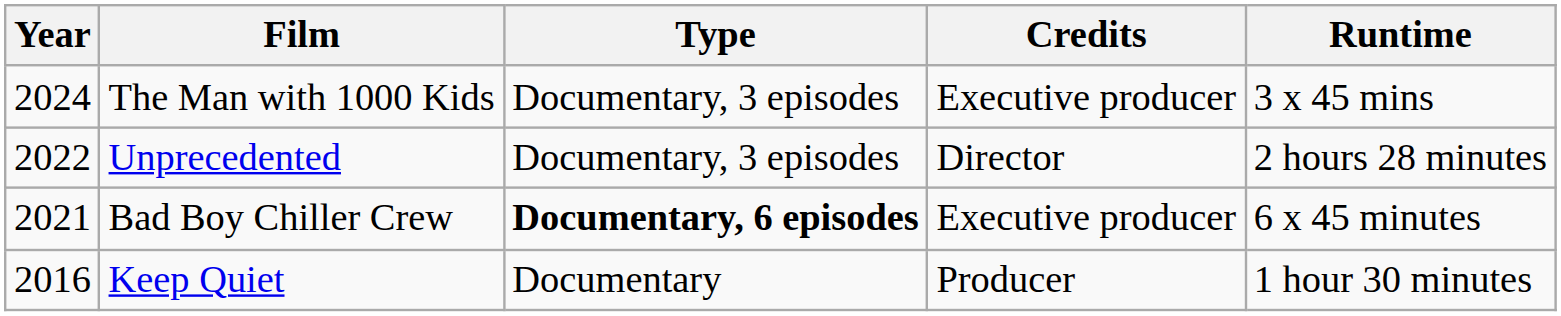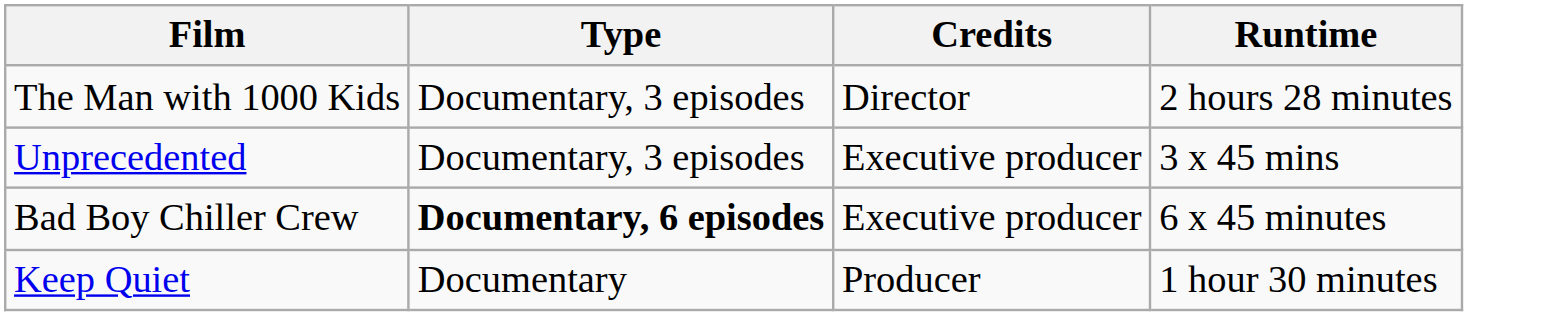- column: (52, 34)
(1086, 95) Executive producer -> (906, 95) Director
(1344, 95) 3 x 45 mins -> (1306, 95) 2 hours 28 minutes
(1000, 156) Director -> (992, 156) Executive producer
(1400, 156) 2 hours 28 minutes -> (1249, 156) 3 x 45 mins
